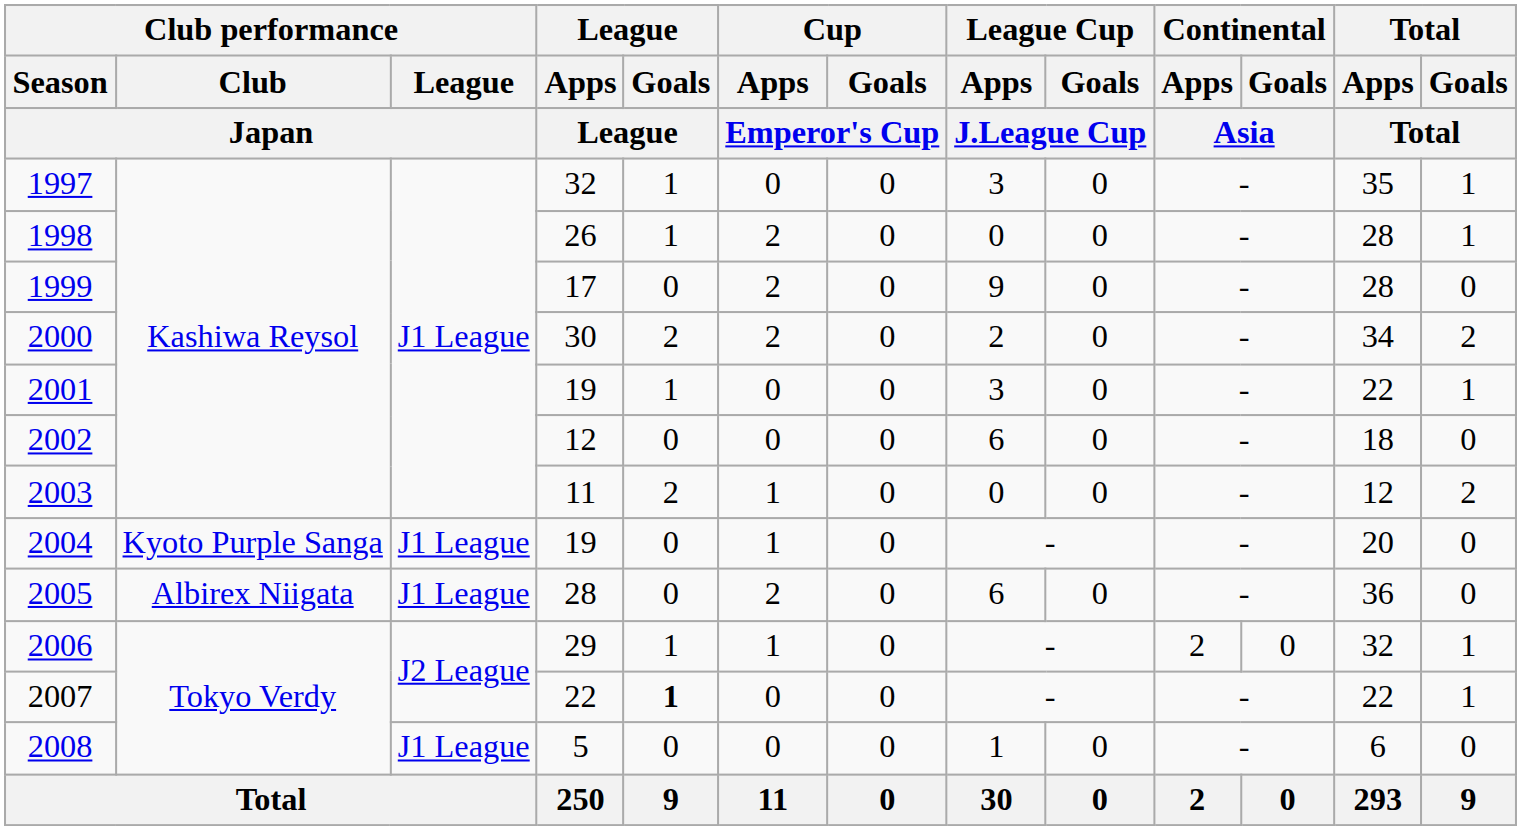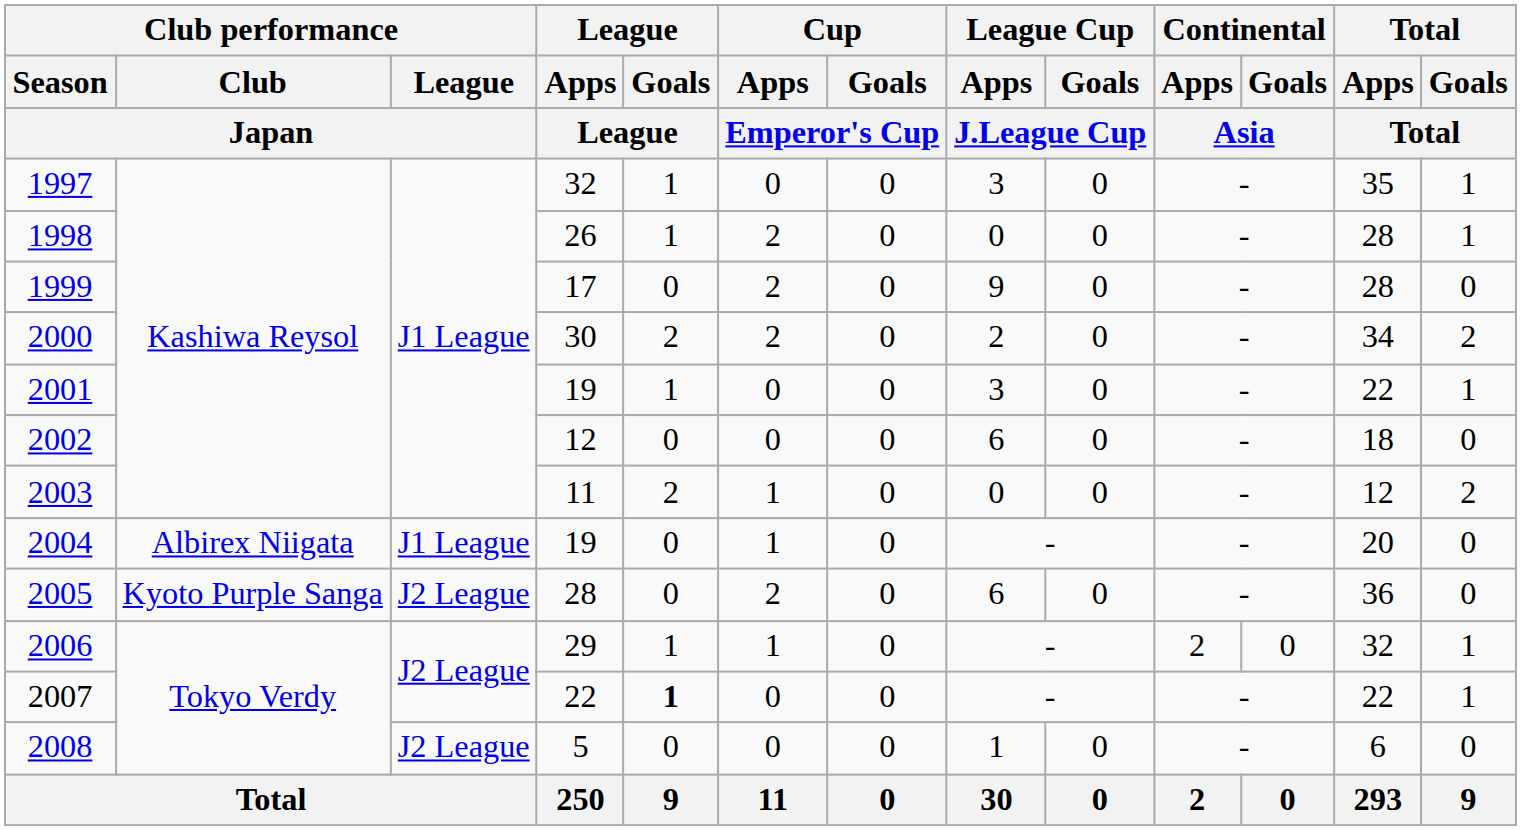(253, 542) Kyoto Purple Sanga -> (253, 542) Albirex Niigata
(253, 593) Albirex Niigata -> (253, 593) Kyoto Purple Sanga
(464, 593) J1 League -> (464, 593) J2 League
(464, 747) J1 League -> (464, 747) J2 League
